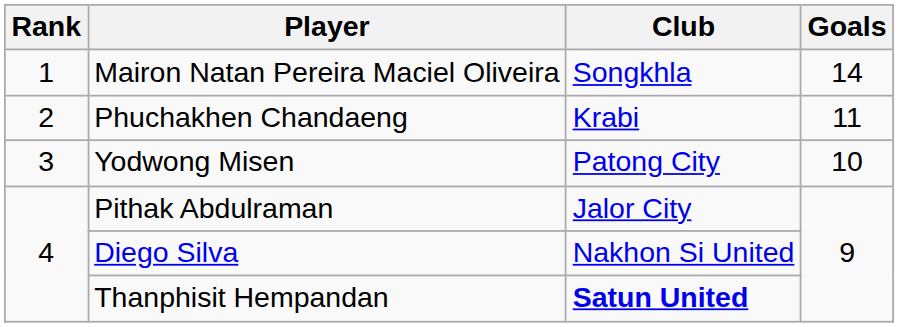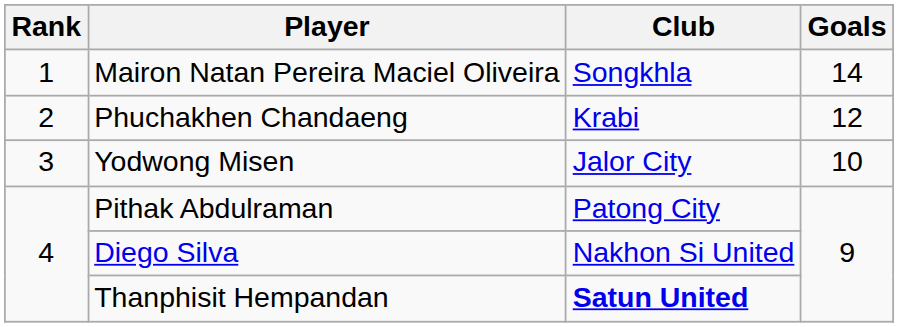(847, 117) 11 -> (847, 117) 12
(646, 162) Patong City -> (632, 162) Jalor City
(632, 207) Jalor City -> (646, 207) Patong City
